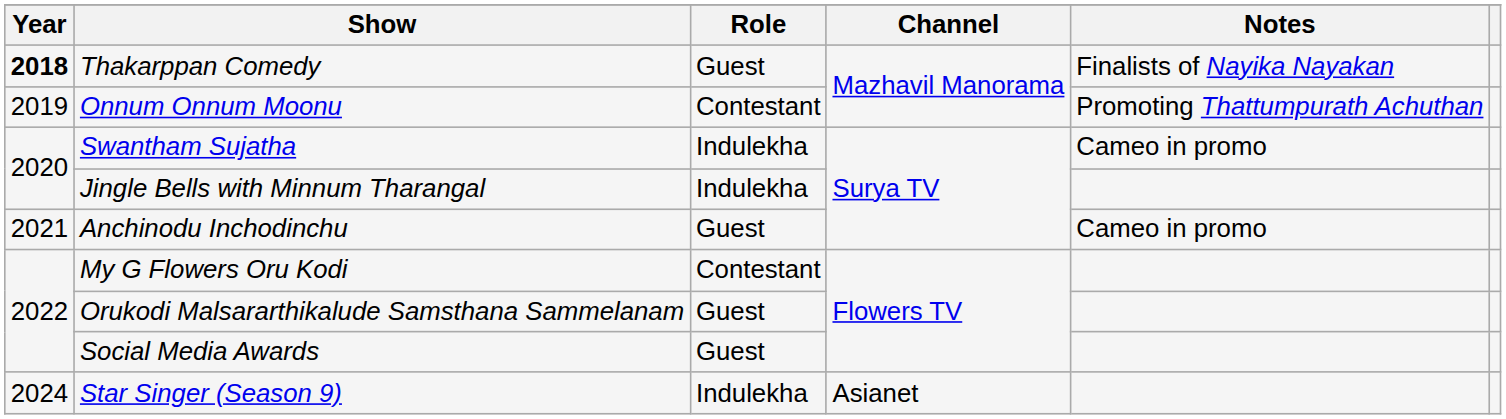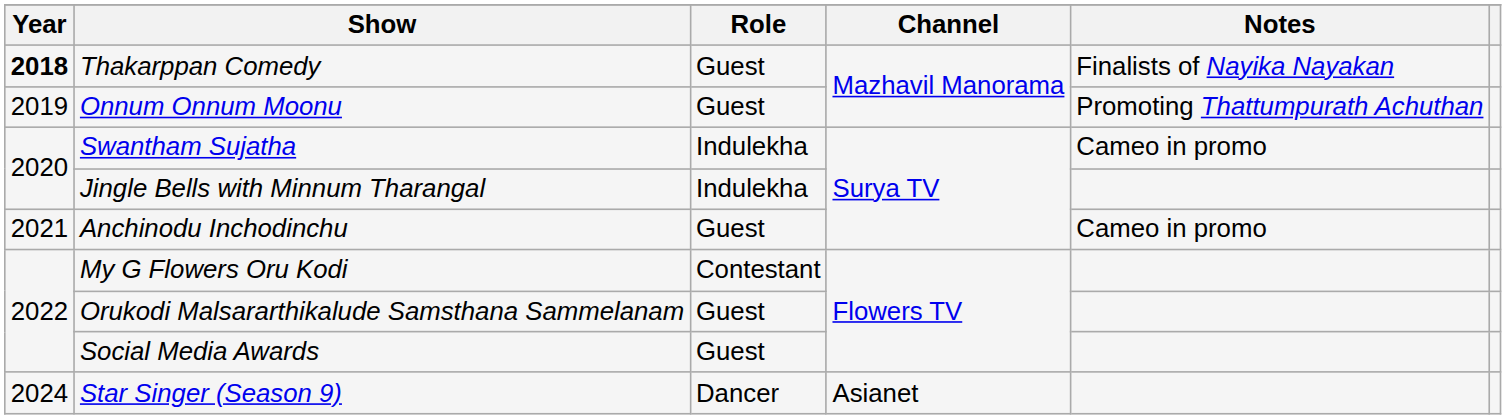(758, 106) Contestant -> (730, 106) Guest
(752, 392) Indulekha -> (738, 392) Dancer
